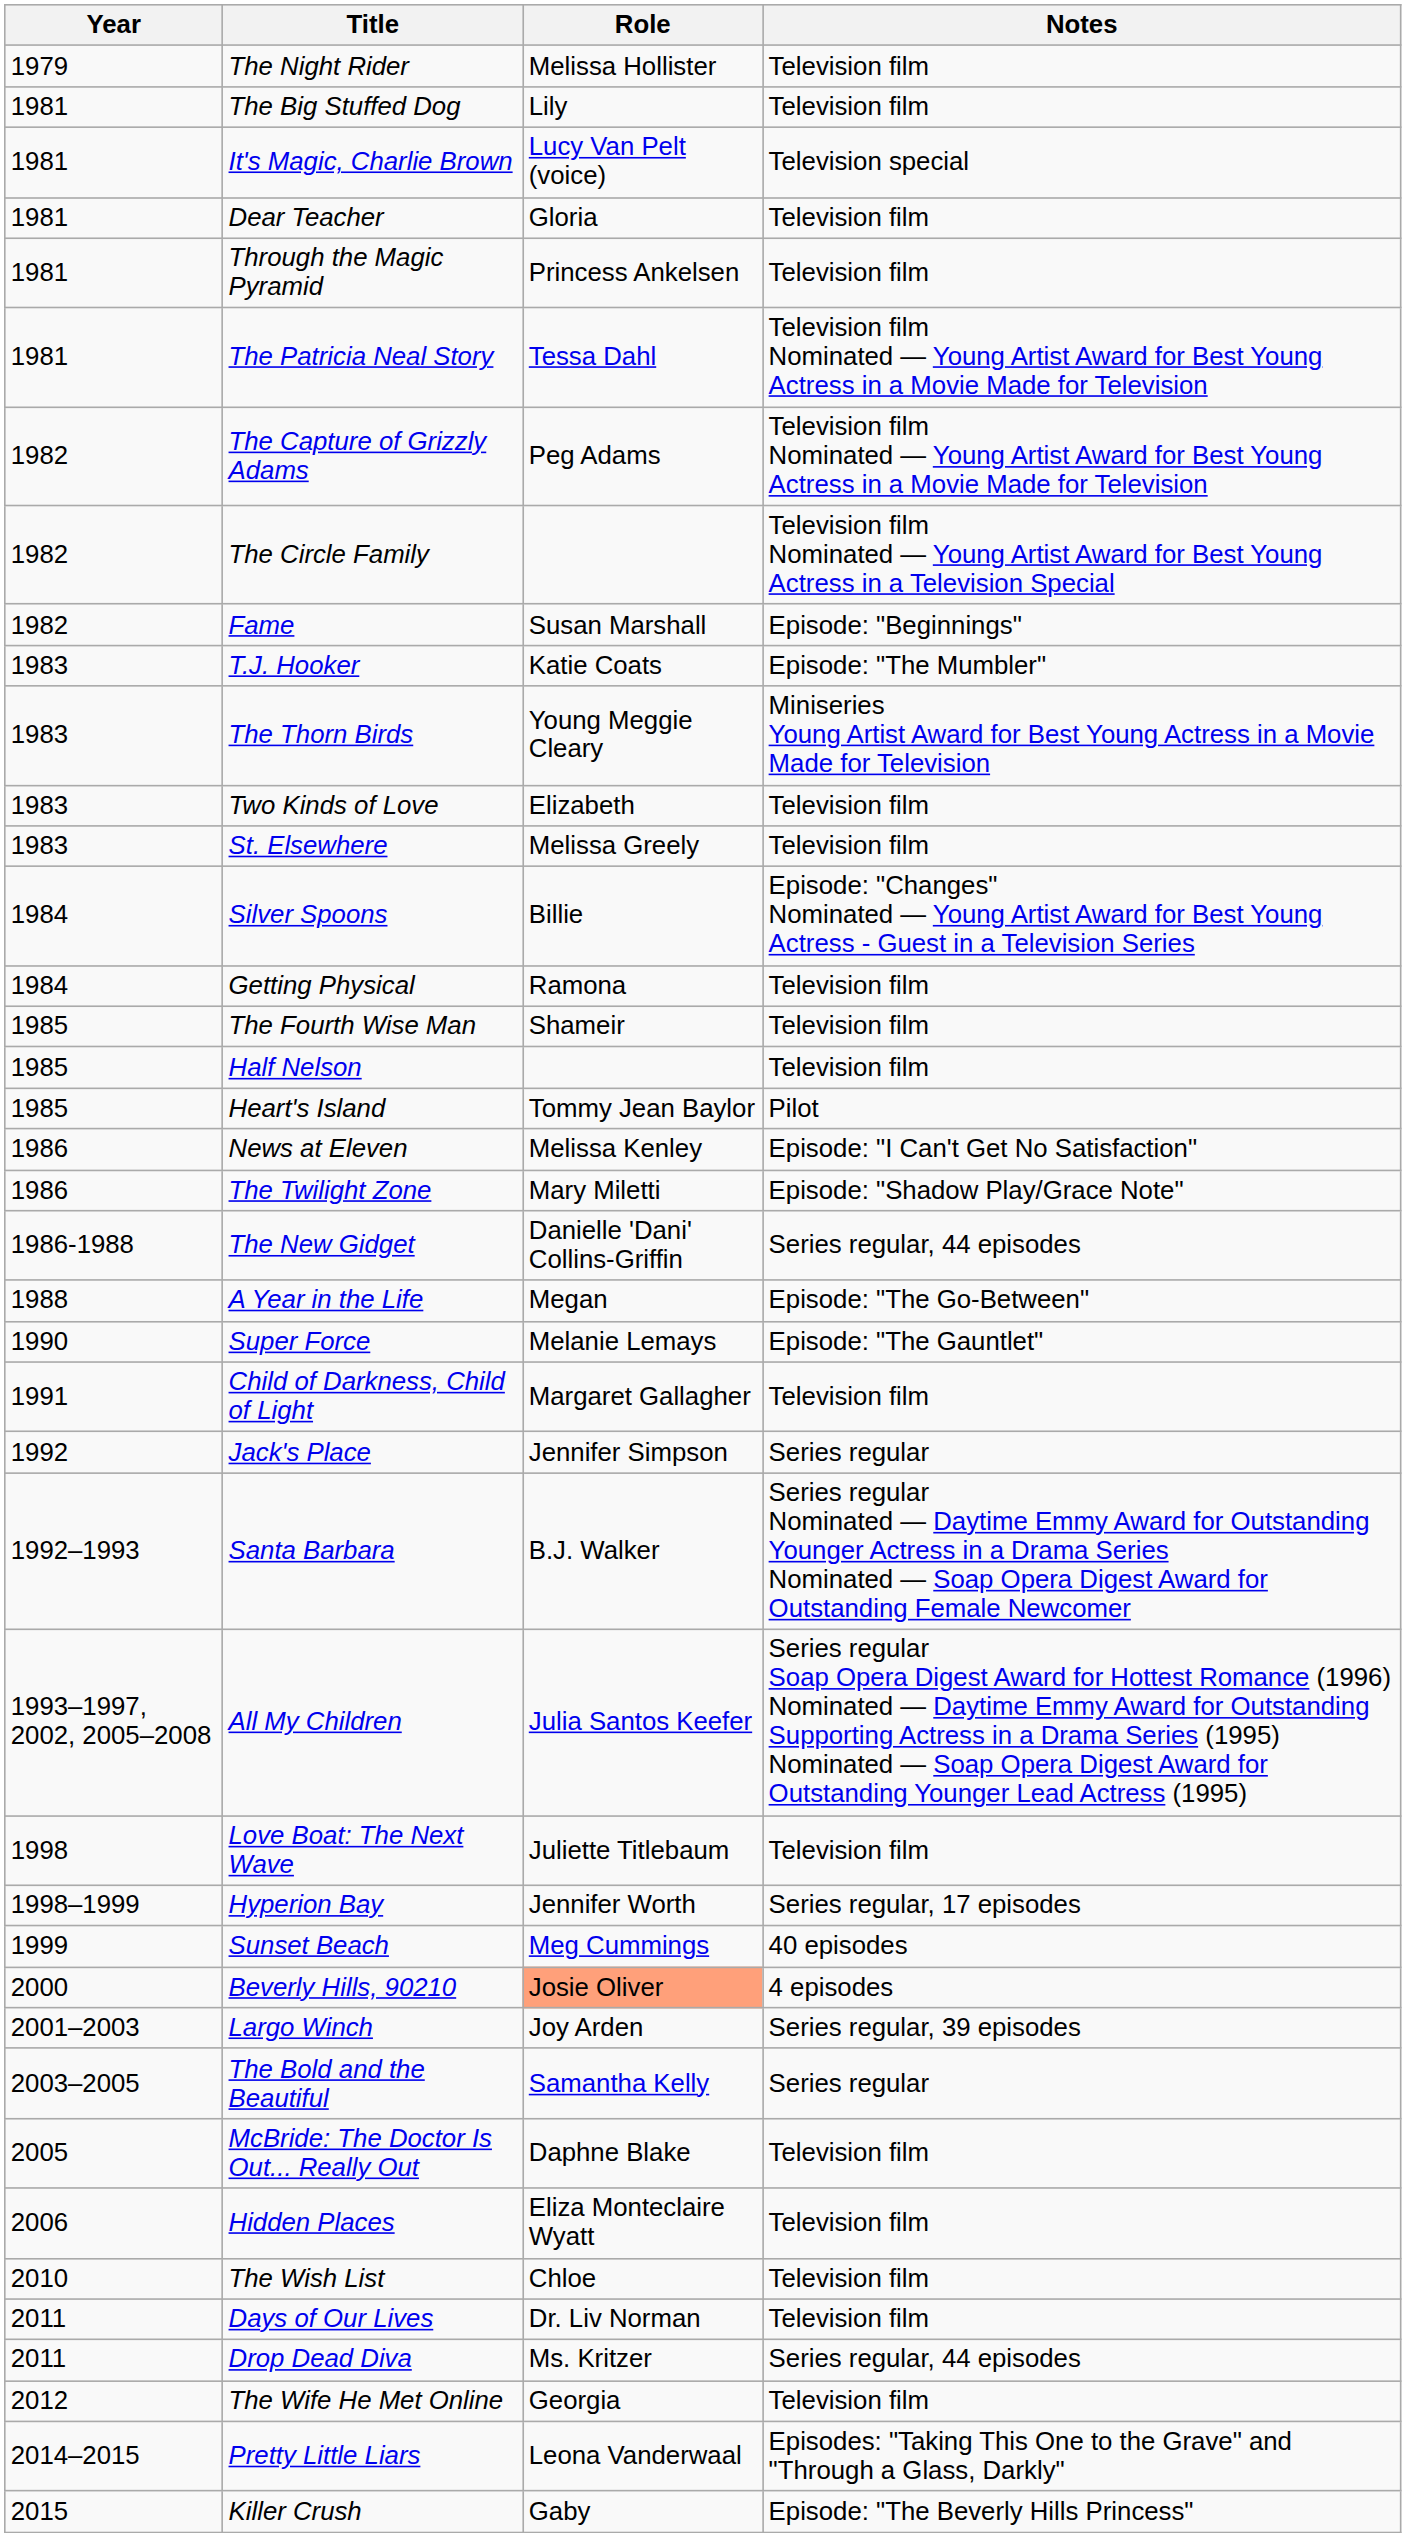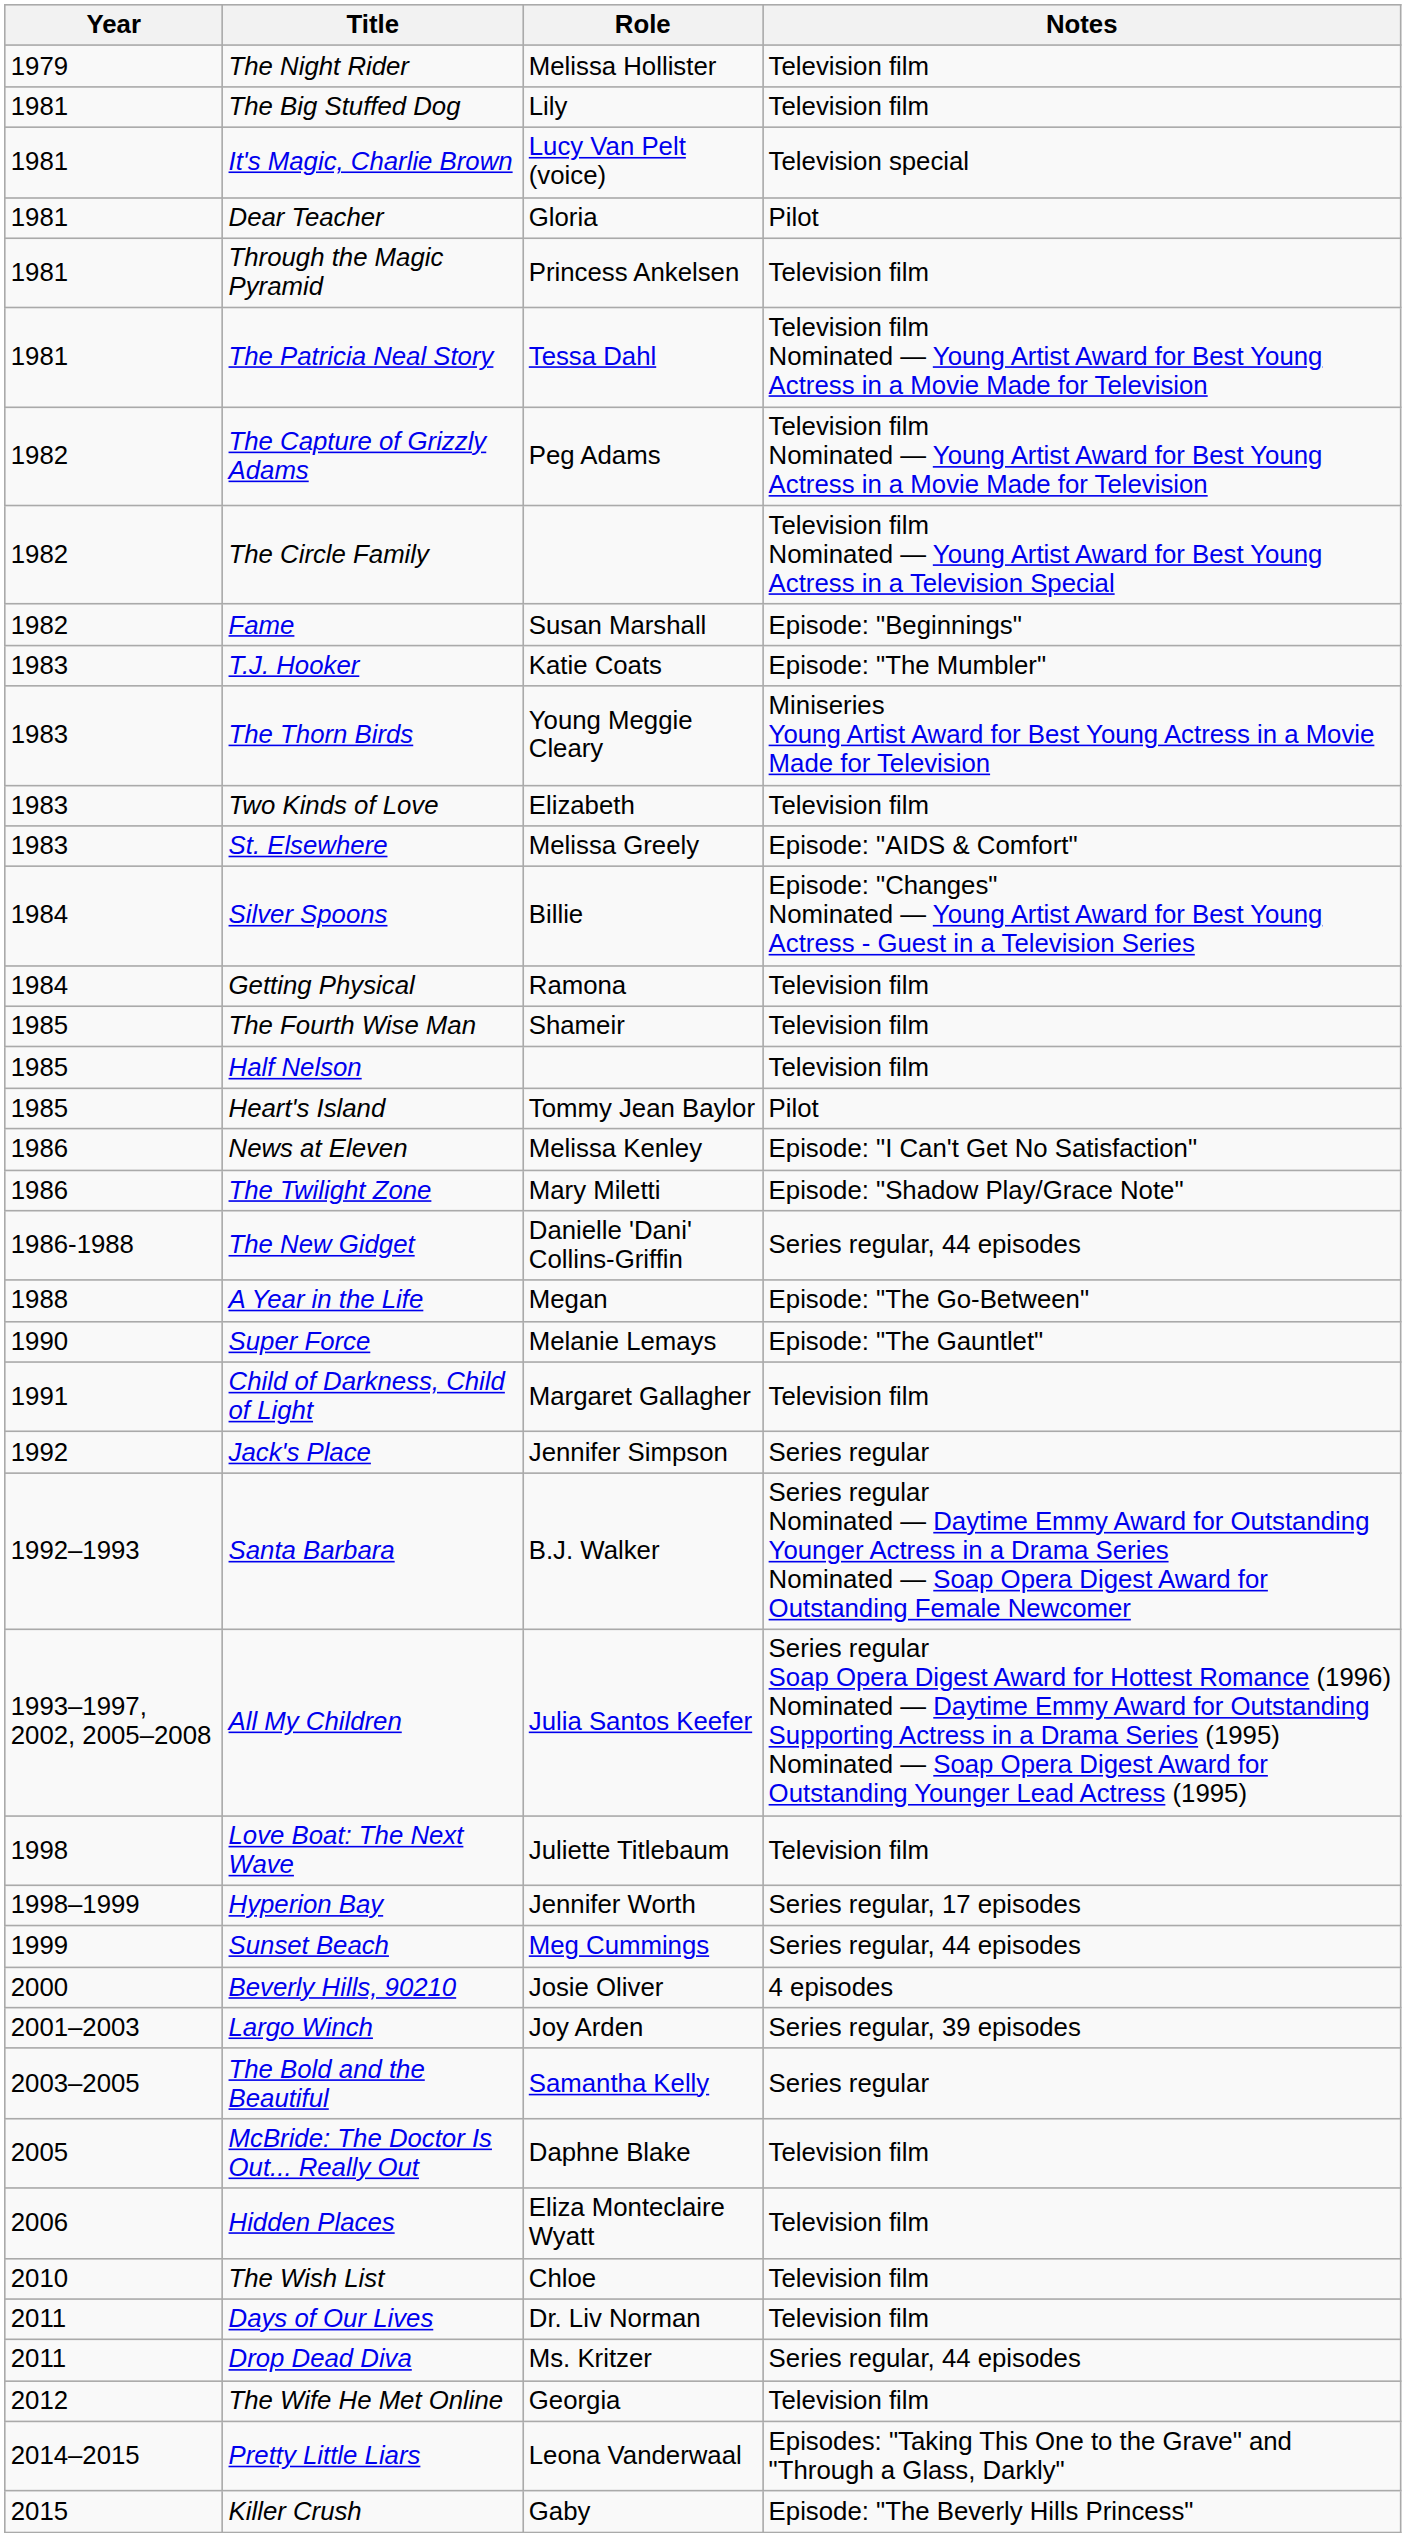(849, 217) Television film -> (794, 217) Pilot
(849, 845) Television film -> (923, 845) Episode: "AIDS & Comfort"
(838, 1946) 40 episodes -> (925, 1946) Series regular, 44 episodes
(596, 1986) lightsalmon background -> (596, 1986) no background
